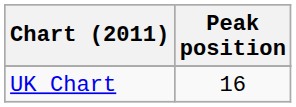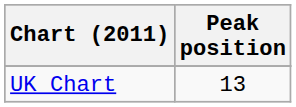(233, 84) 16 -> (233, 84) 13
